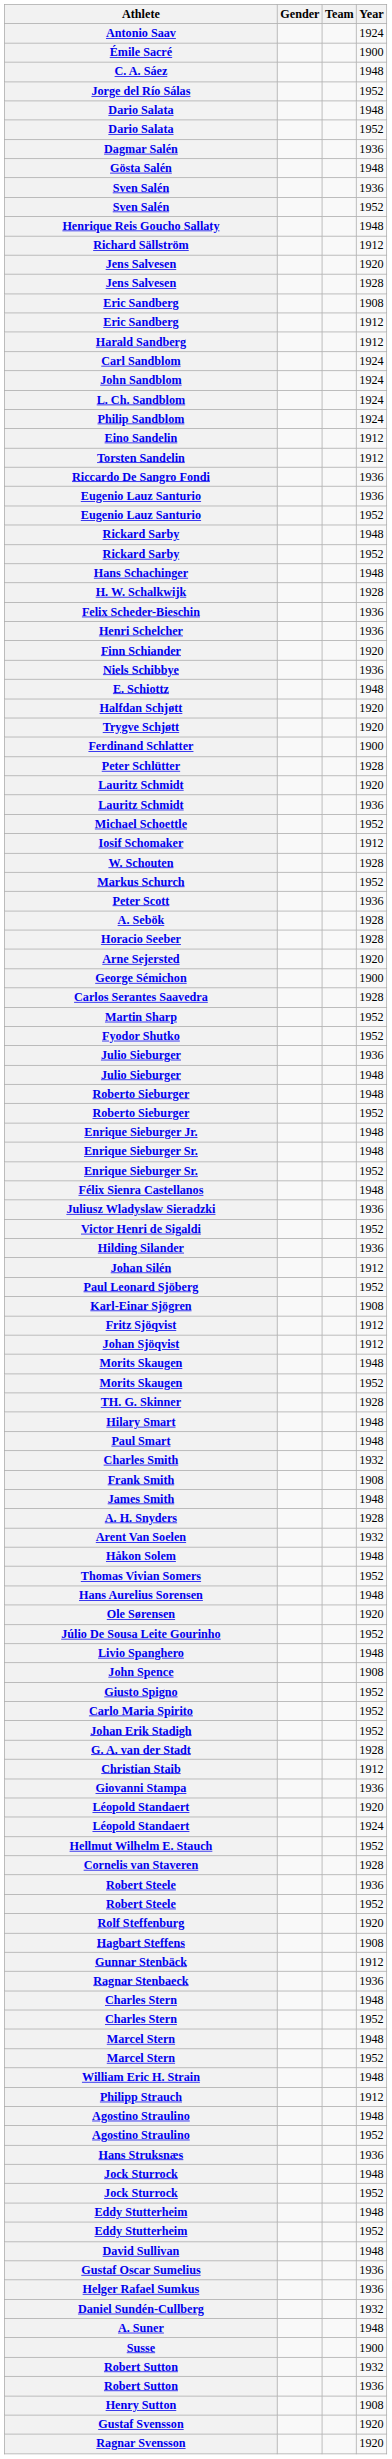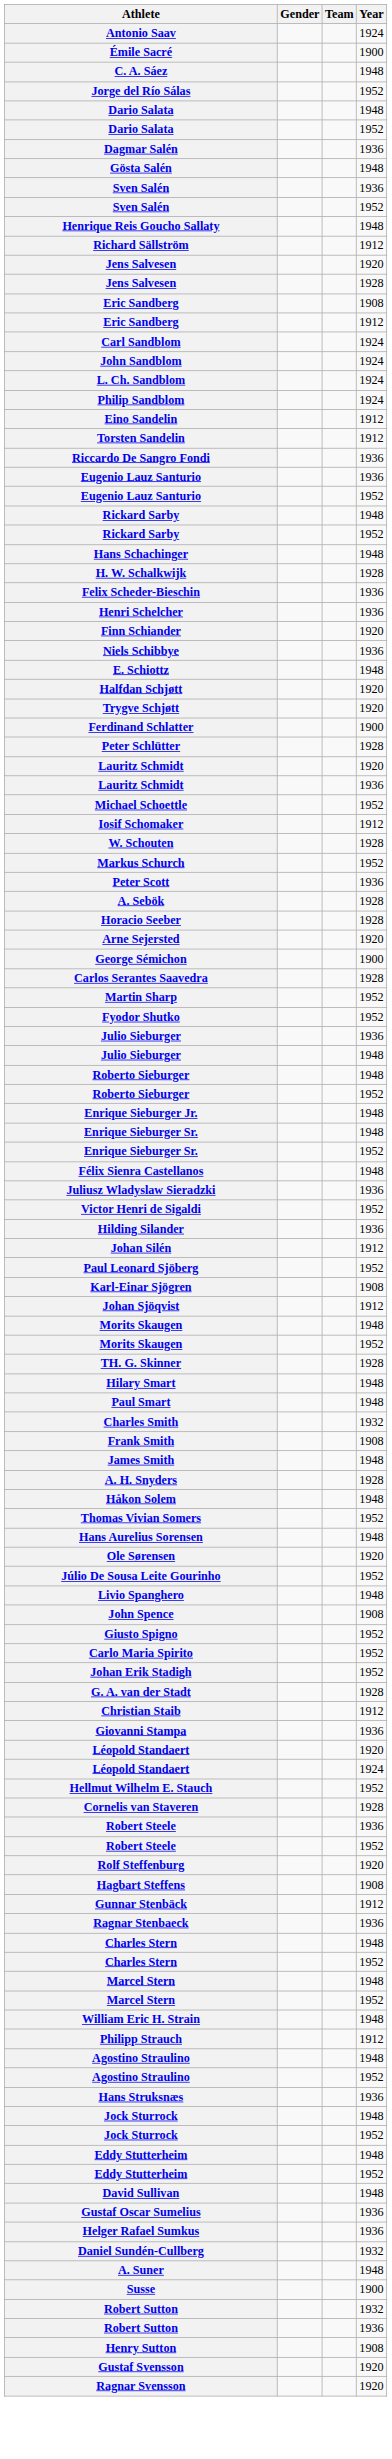- row: (141, 341)
- row: (141, 1325)
- row: (141, 1537)
